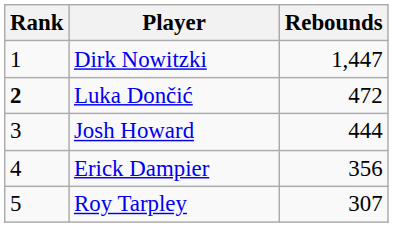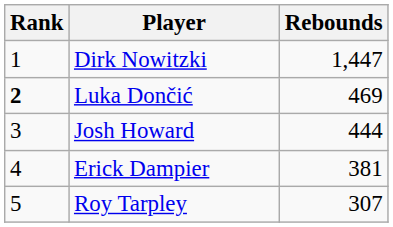(365, 95) 472 -> (365, 95) 469
(365, 167) 356 -> (365, 167) 381
